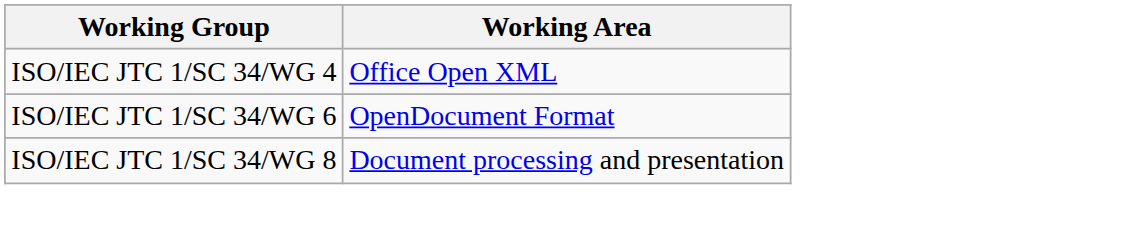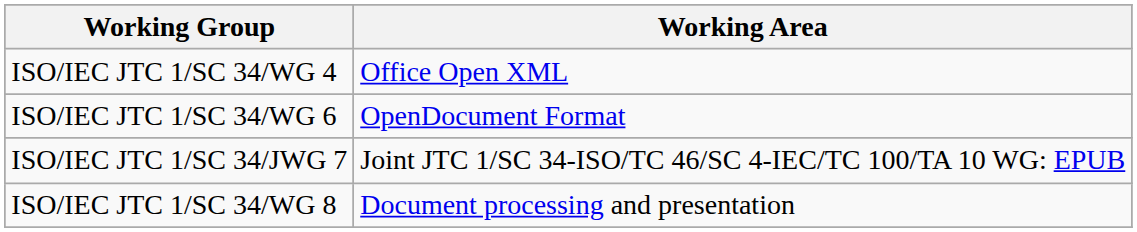+ row: (179, 159)
